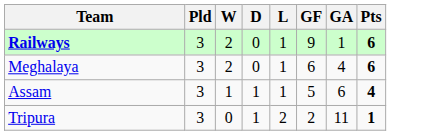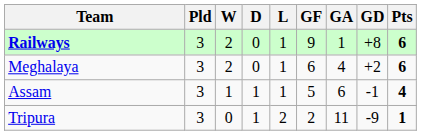+ column: (372, 17)
